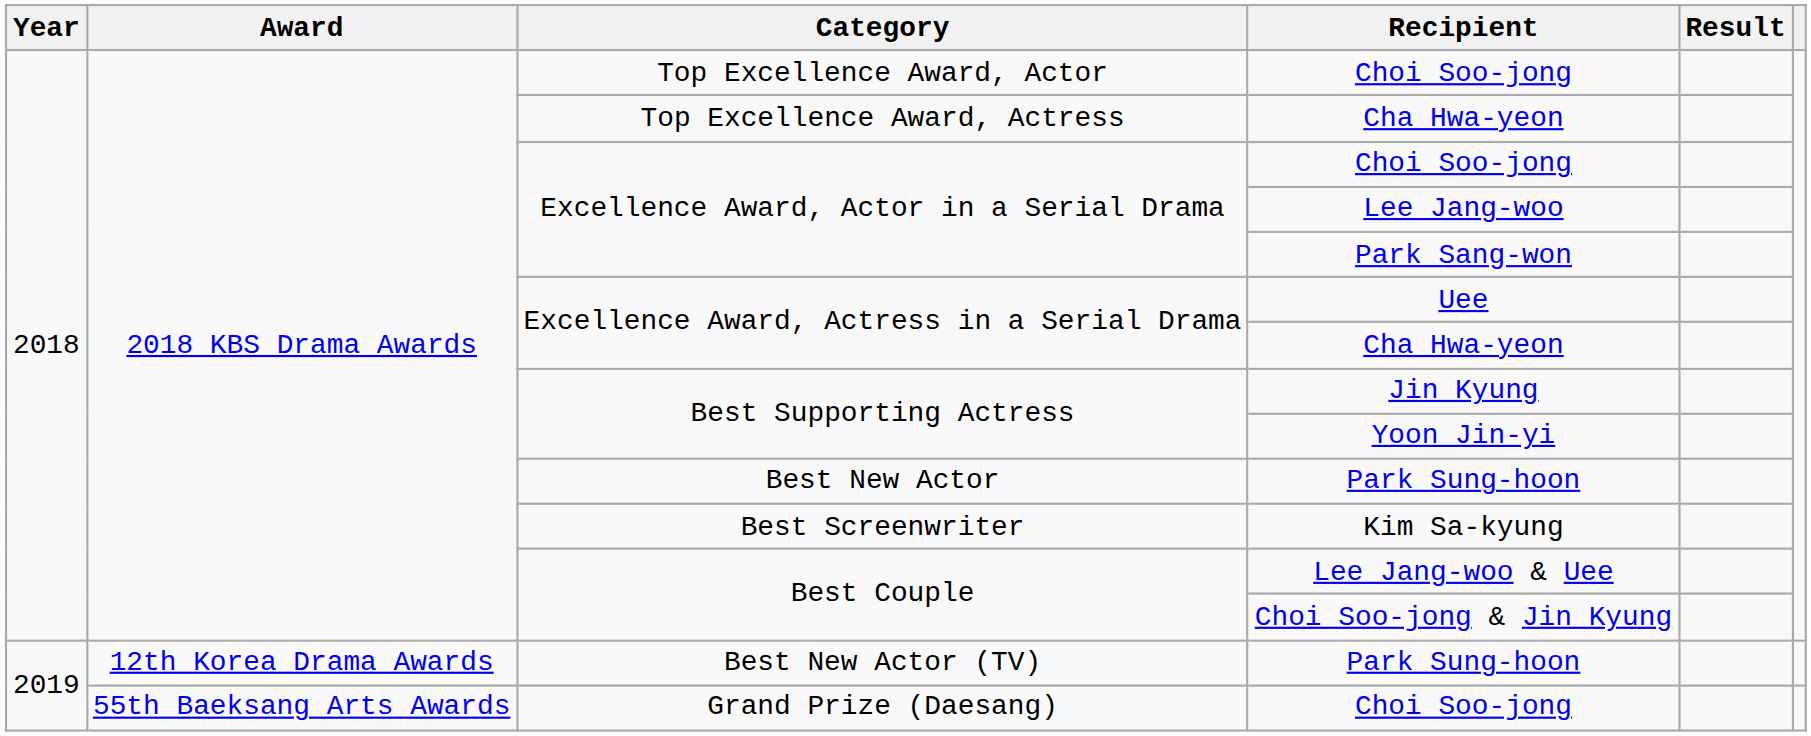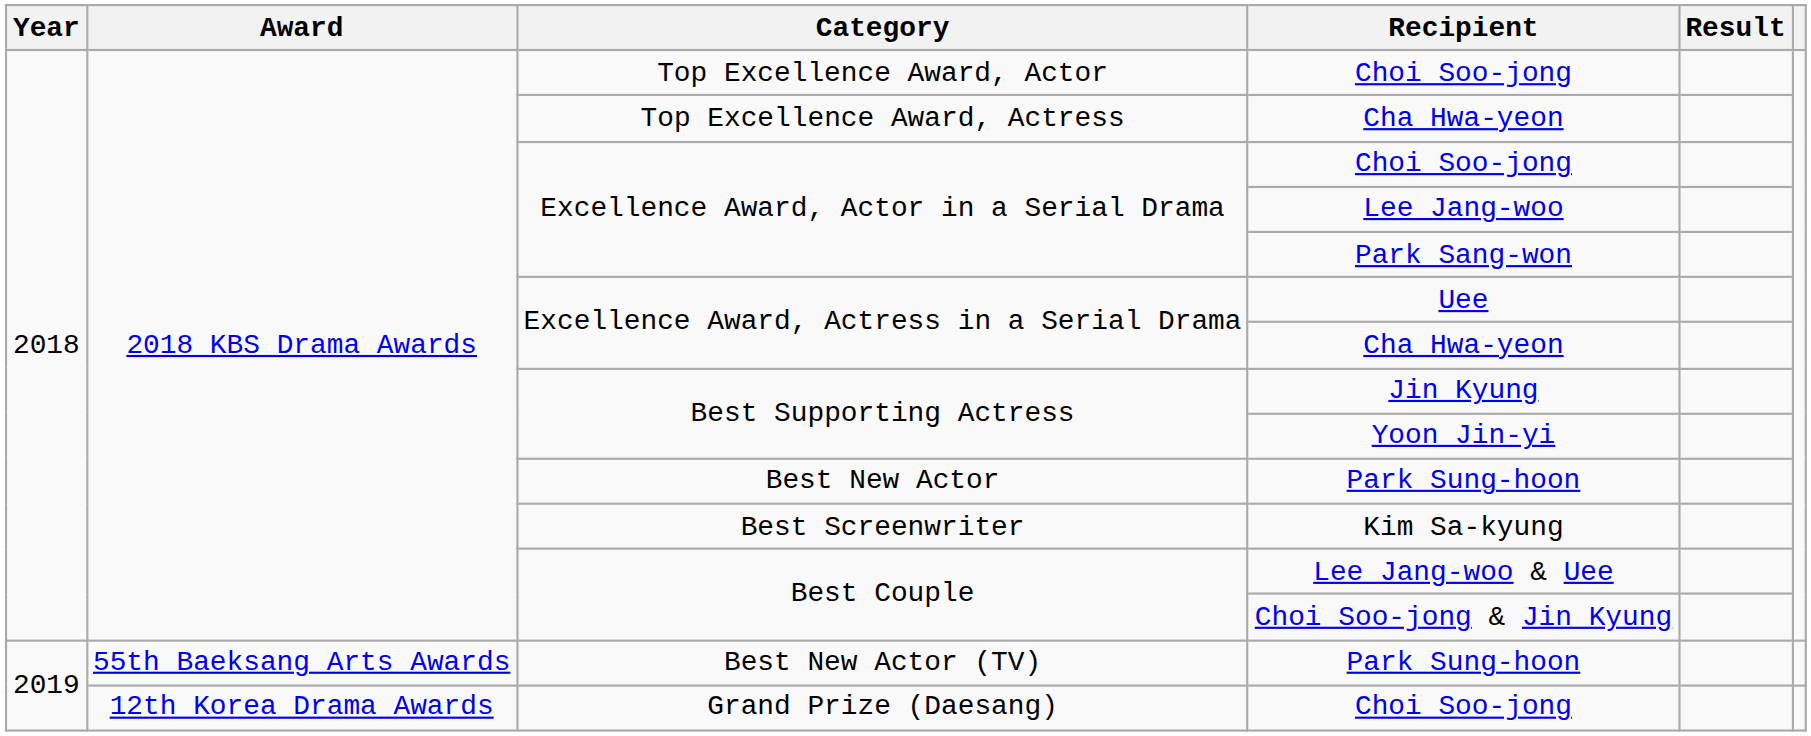(302, 663) 12th Korea Drama Awards -> (302, 663) 55th Baeksang Arts Awards
(302, 708) 55th Baeksang Arts Awards -> (302, 708) 12th Korea Drama Awards
